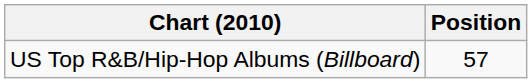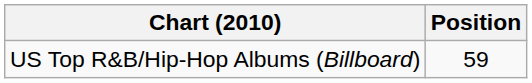(476, 58) 57 -> (476, 58) 59
